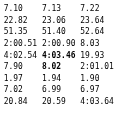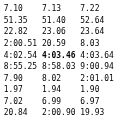rows swapped: (16, 20) <-> (16, 32)
(59, 43) 2:00.90 -> (54, 43) 20.59
(92, 55) 19.93 -> (97, 55) 4:03.64
+ row: (20, 66)
(52, 66) bold -> (52, 78) normal
(54, 101) 20.59 -> (59, 113) 2:00.90
(97, 101) 4:03.64 -> (92, 113) 19.93
